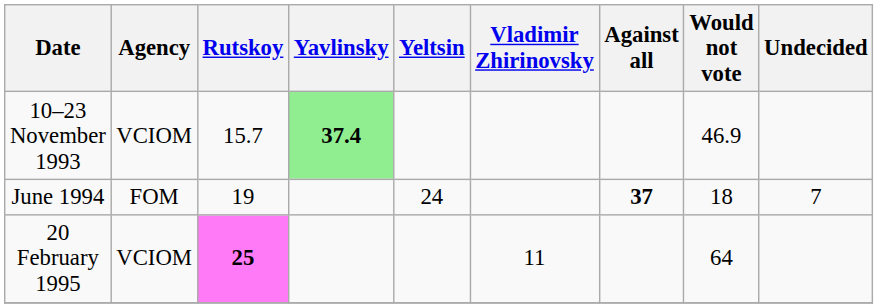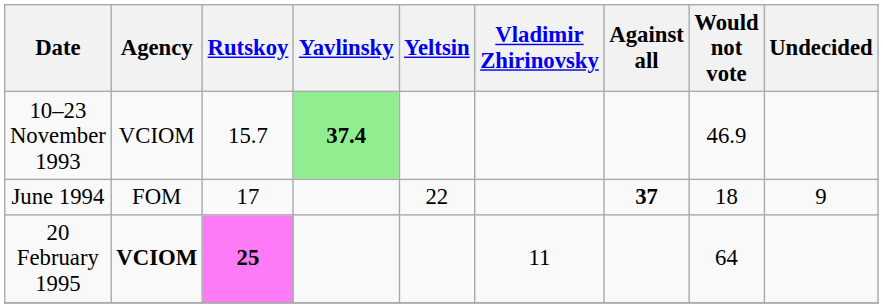(243, 196) 19 -> (248, 196) 17
(432, 196) 24 -> (437, 196) 22
(816, 196) 7 -> (821, 196) 9
(154, 258) normal -> (157, 258) bold
